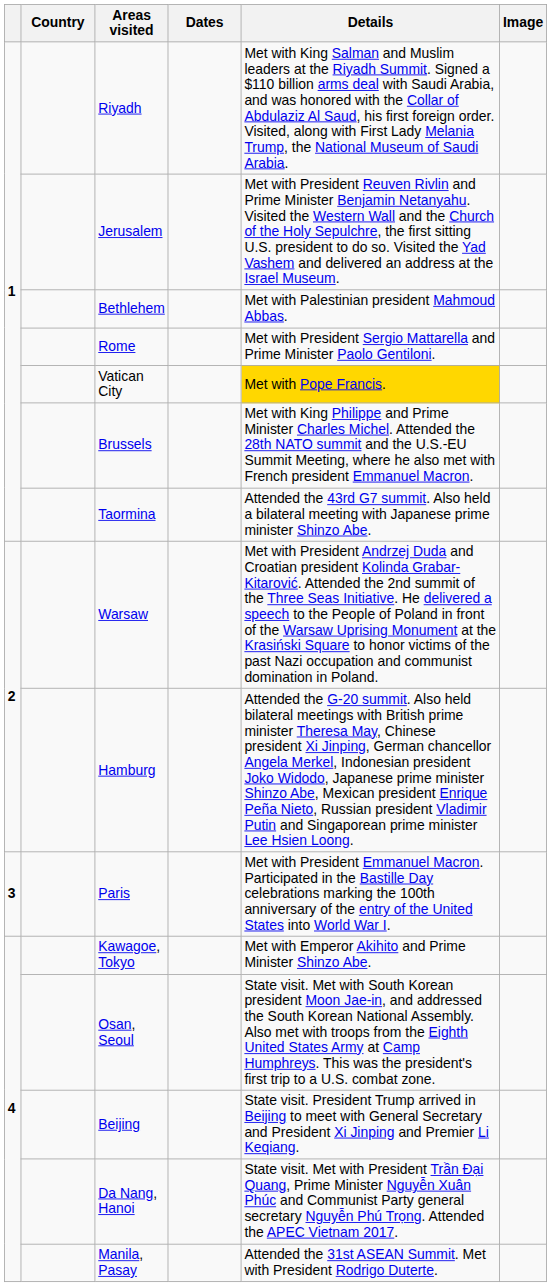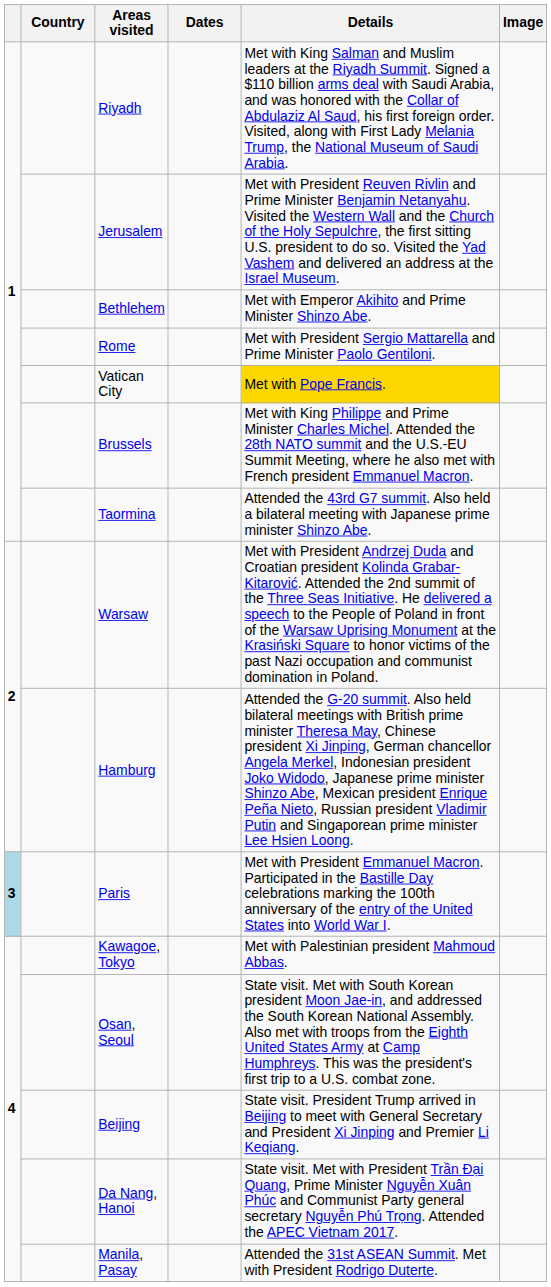(370, 308) Met with Palestinian president Mahmoud Abbas. -> (355, 308) Met with Emperor Akihito and Prime Minister Shinzo Abe.
(12, 894) no background -> (12, 894) lightblue background
(355, 955) Met with Emperor Akihito and Prime Minister Shinzo Abe. -> (370, 955) Met with Palestinian president Mahmoud Abbas.
